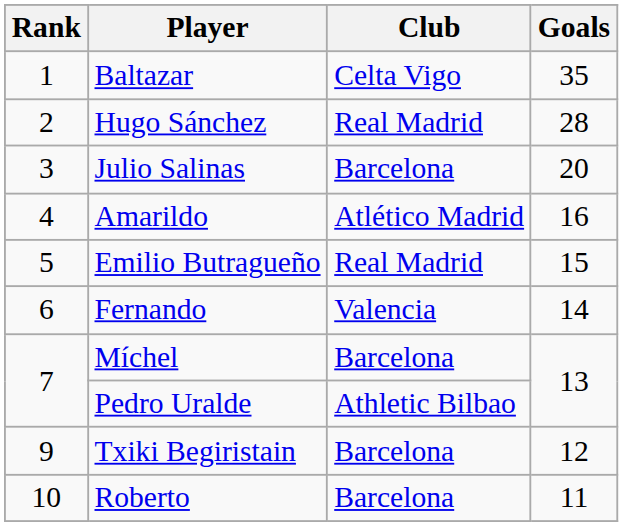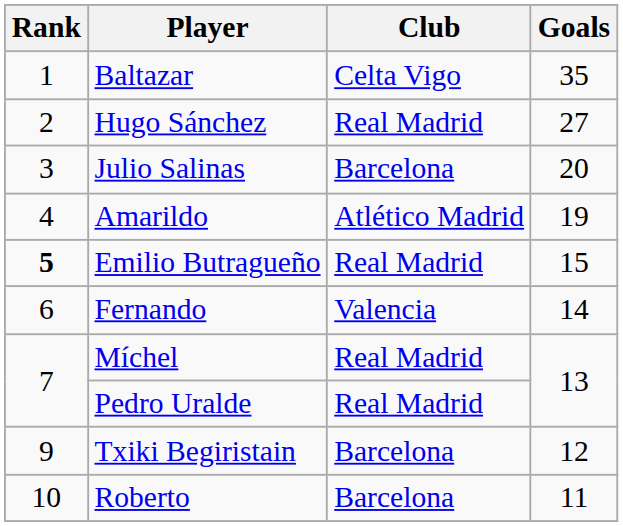(574, 121) 28 -> (574, 121) 27
(574, 215) 16 -> (574, 215) 19
(46, 262) normal -> (46, 262) bold
(394, 356) Barcelona -> (409, 356) Real Madrid
(425, 403) Athletic Bilbao -> (409, 403) Real Madrid
